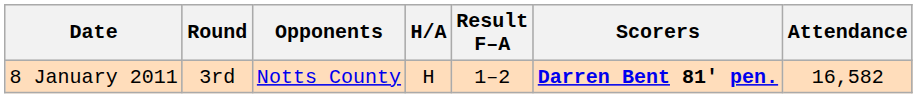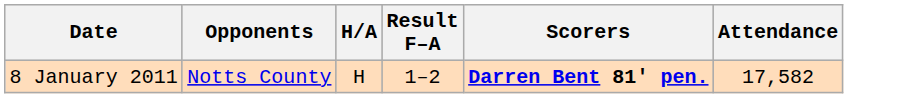- column: (217, 33)
(848, 77) 16,582 -> (778, 77) 17,582
